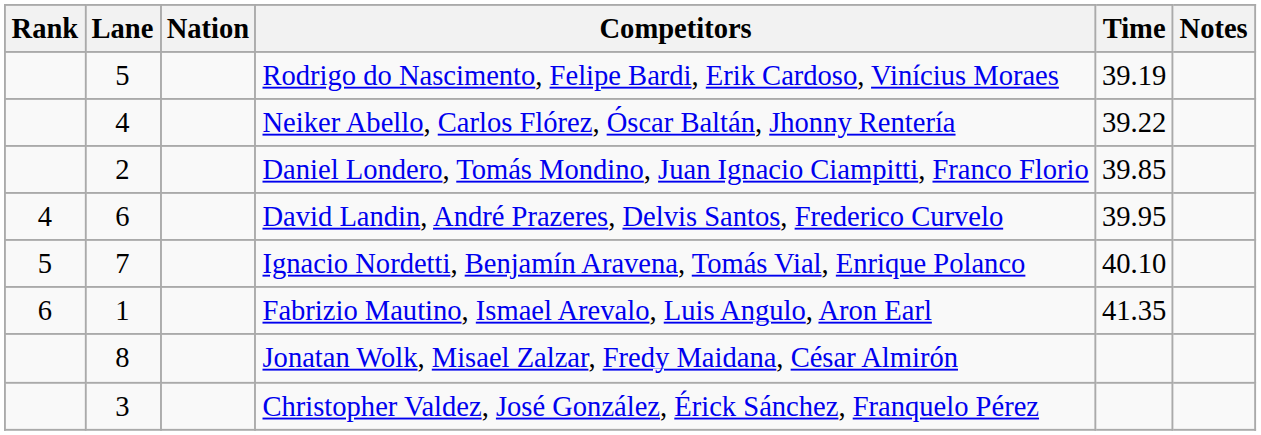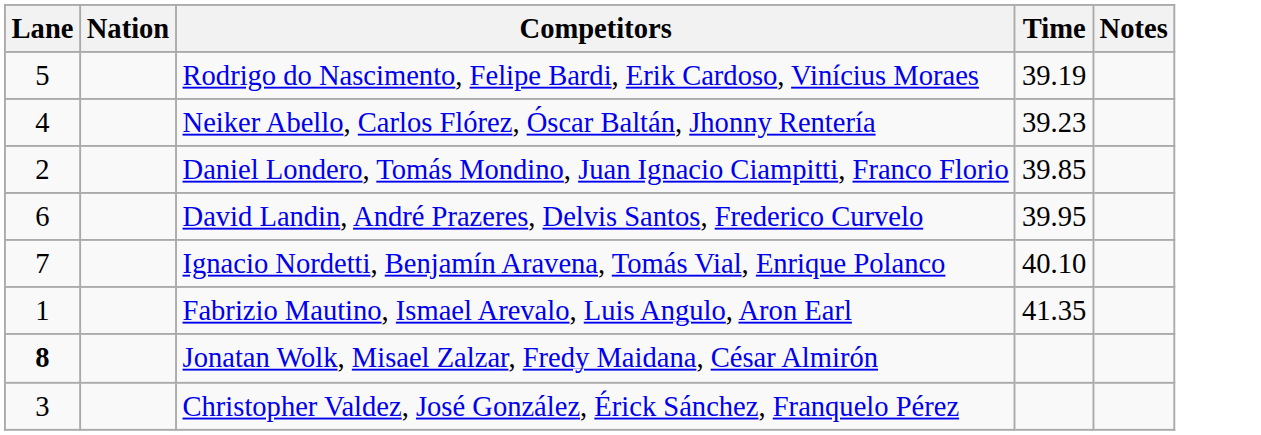- column: (45, 28)
(1134, 122) 39.22 -> (1054, 122) 39.23
(122, 358) normal -> (43, 358) bold
